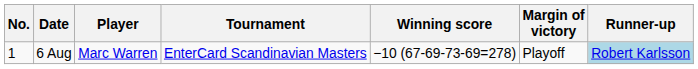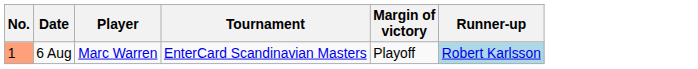- column: (445, 23)
(12, 53) no background -> (12, 53) lightsalmon background
